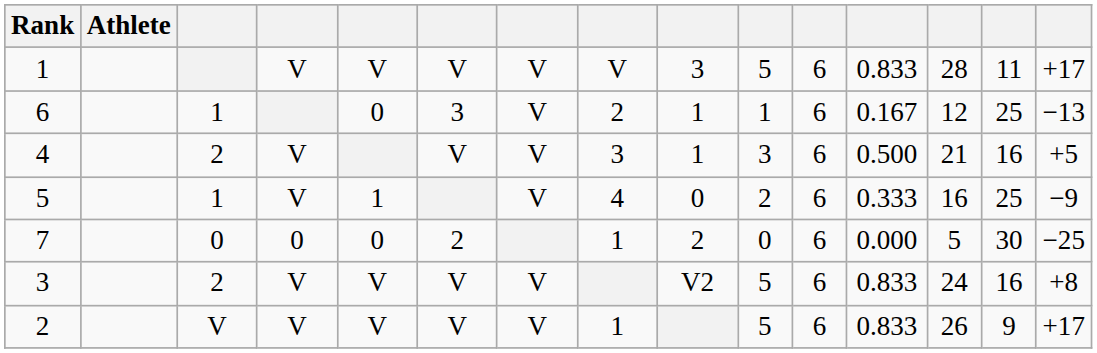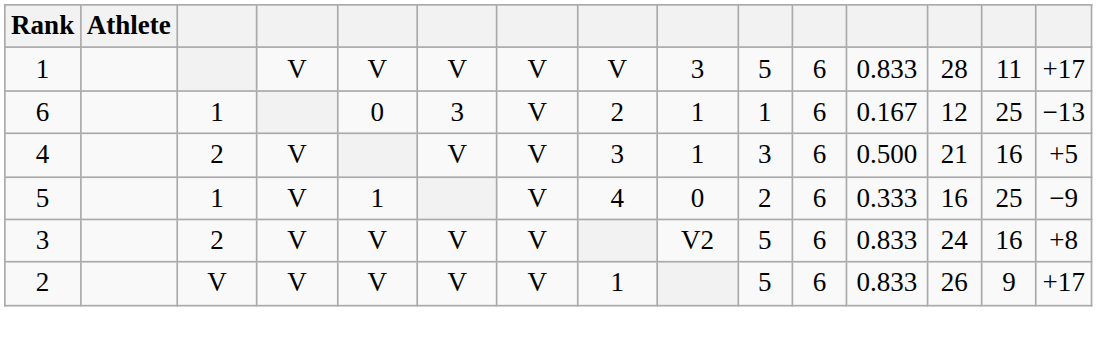- row: (43, 240)
